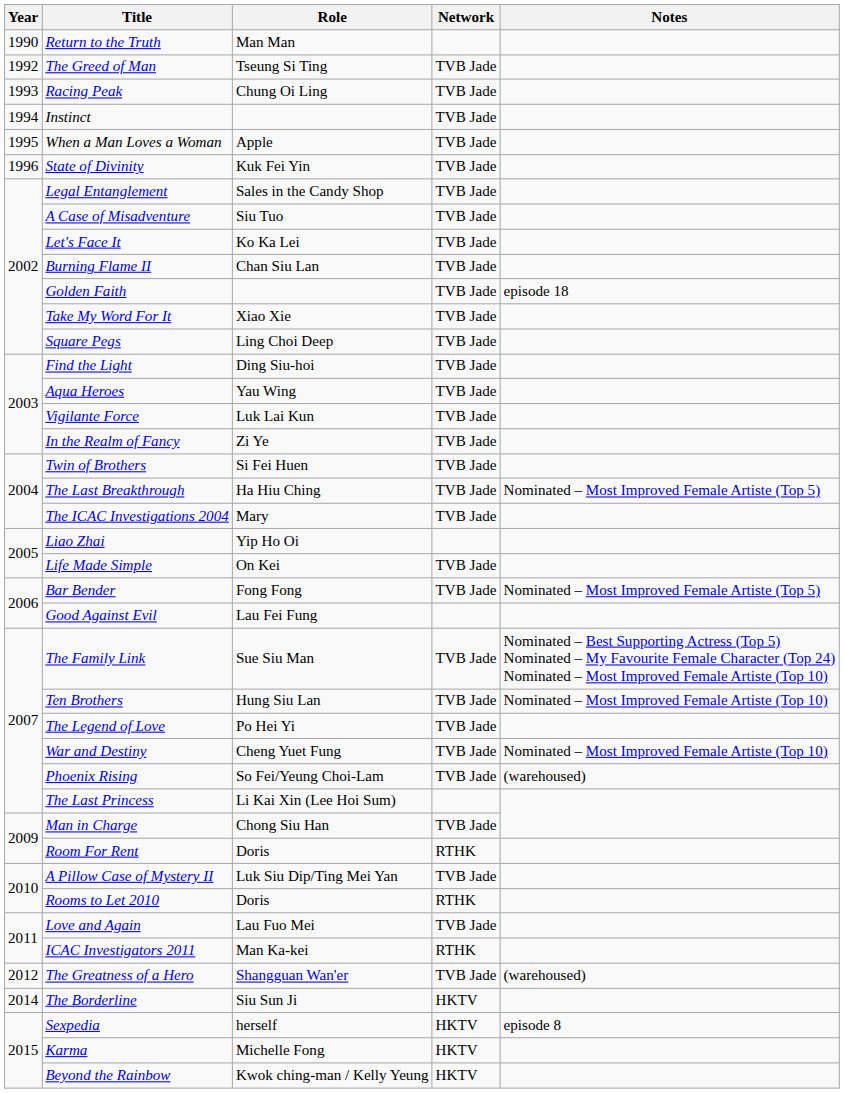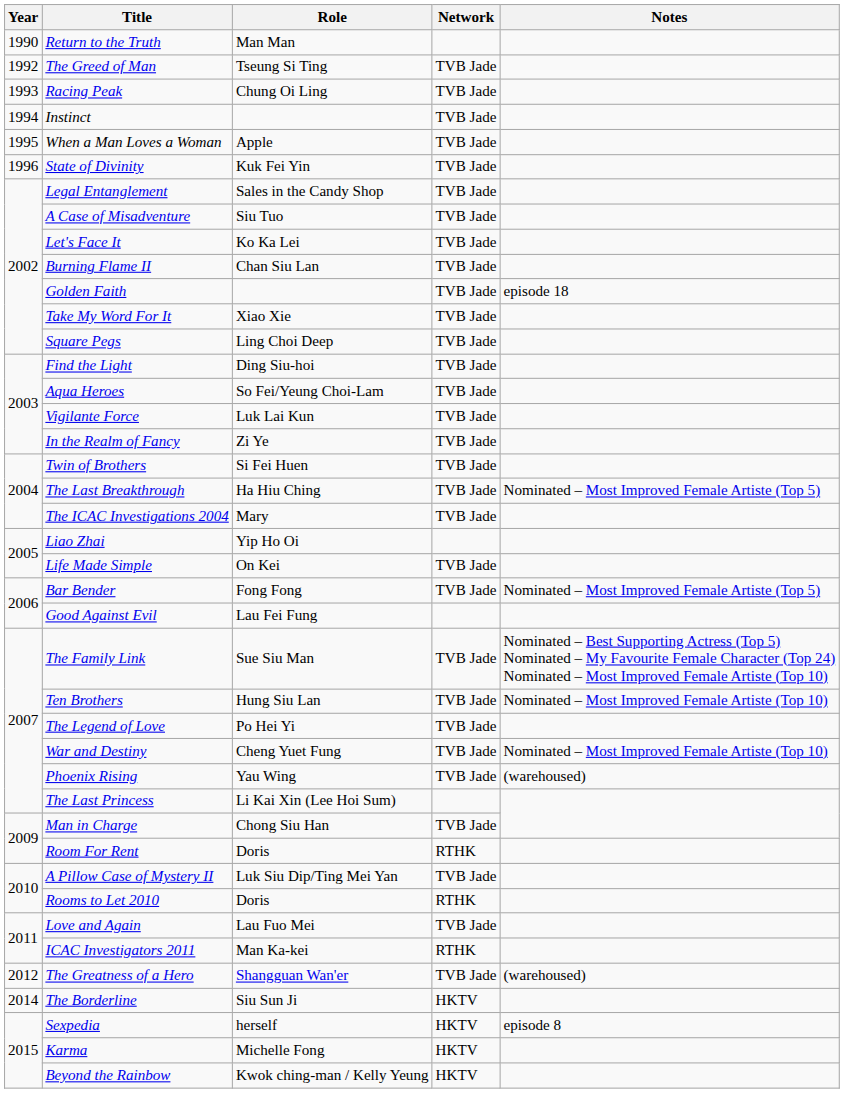(266, 391) Yau Wing -> (310, 391) So Fei/Yeung Choi-Lam
(310, 776) So Fei/Yeung Choi-Lam -> (266, 776) Yau Wing
